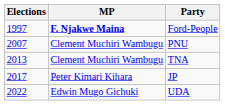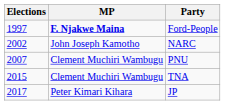+ row: (182, 44)
(17, 60) 2013 -> (17, 76) 2015
- row: (179, 92)
